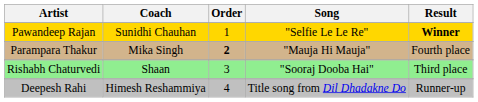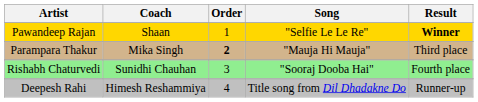(156, 32) Sunidhi Chauhan -> (156, 32) Shaan
(441, 50) Fourth place -> (441, 50) Third place
(156, 69) Shaan -> (156, 69) Sunidhi Chauhan
(441, 69) Third place -> (441, 69) Fourth place
